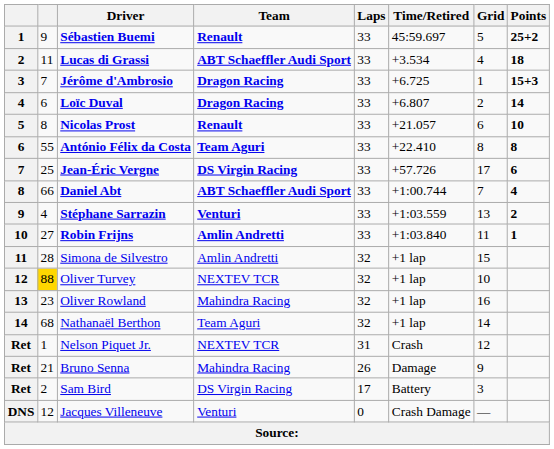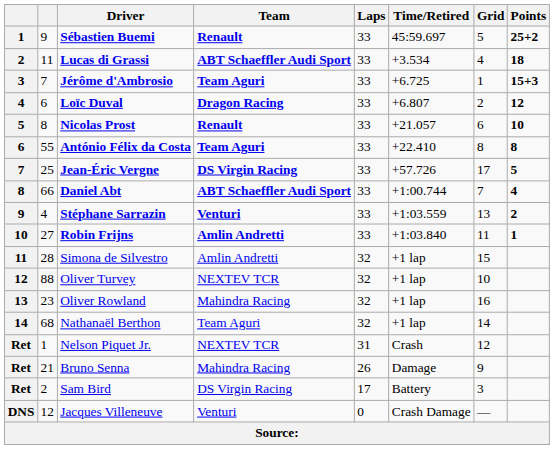(240, 81) Dragon Racing -> (231, 81) Team Aguri
(517, 103) 14 -> (517, 103) 12
(514, 169) 6 -> (514, 169) 5
(47, 278) gold background -> (47, 278) no background
